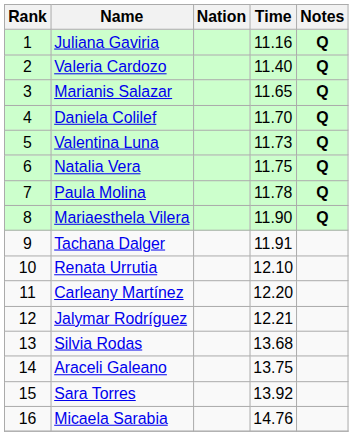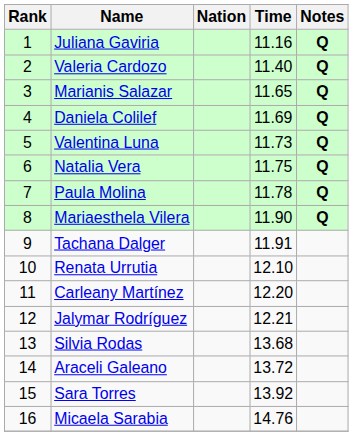(273, 117) 11.70 -> (273, 117) 11.69
(273, 368) 13.75 -> (273, 368) 13.72
